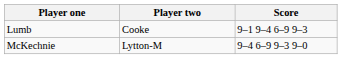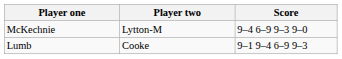rows swapped: (19, 29) <-> (31, 45)
